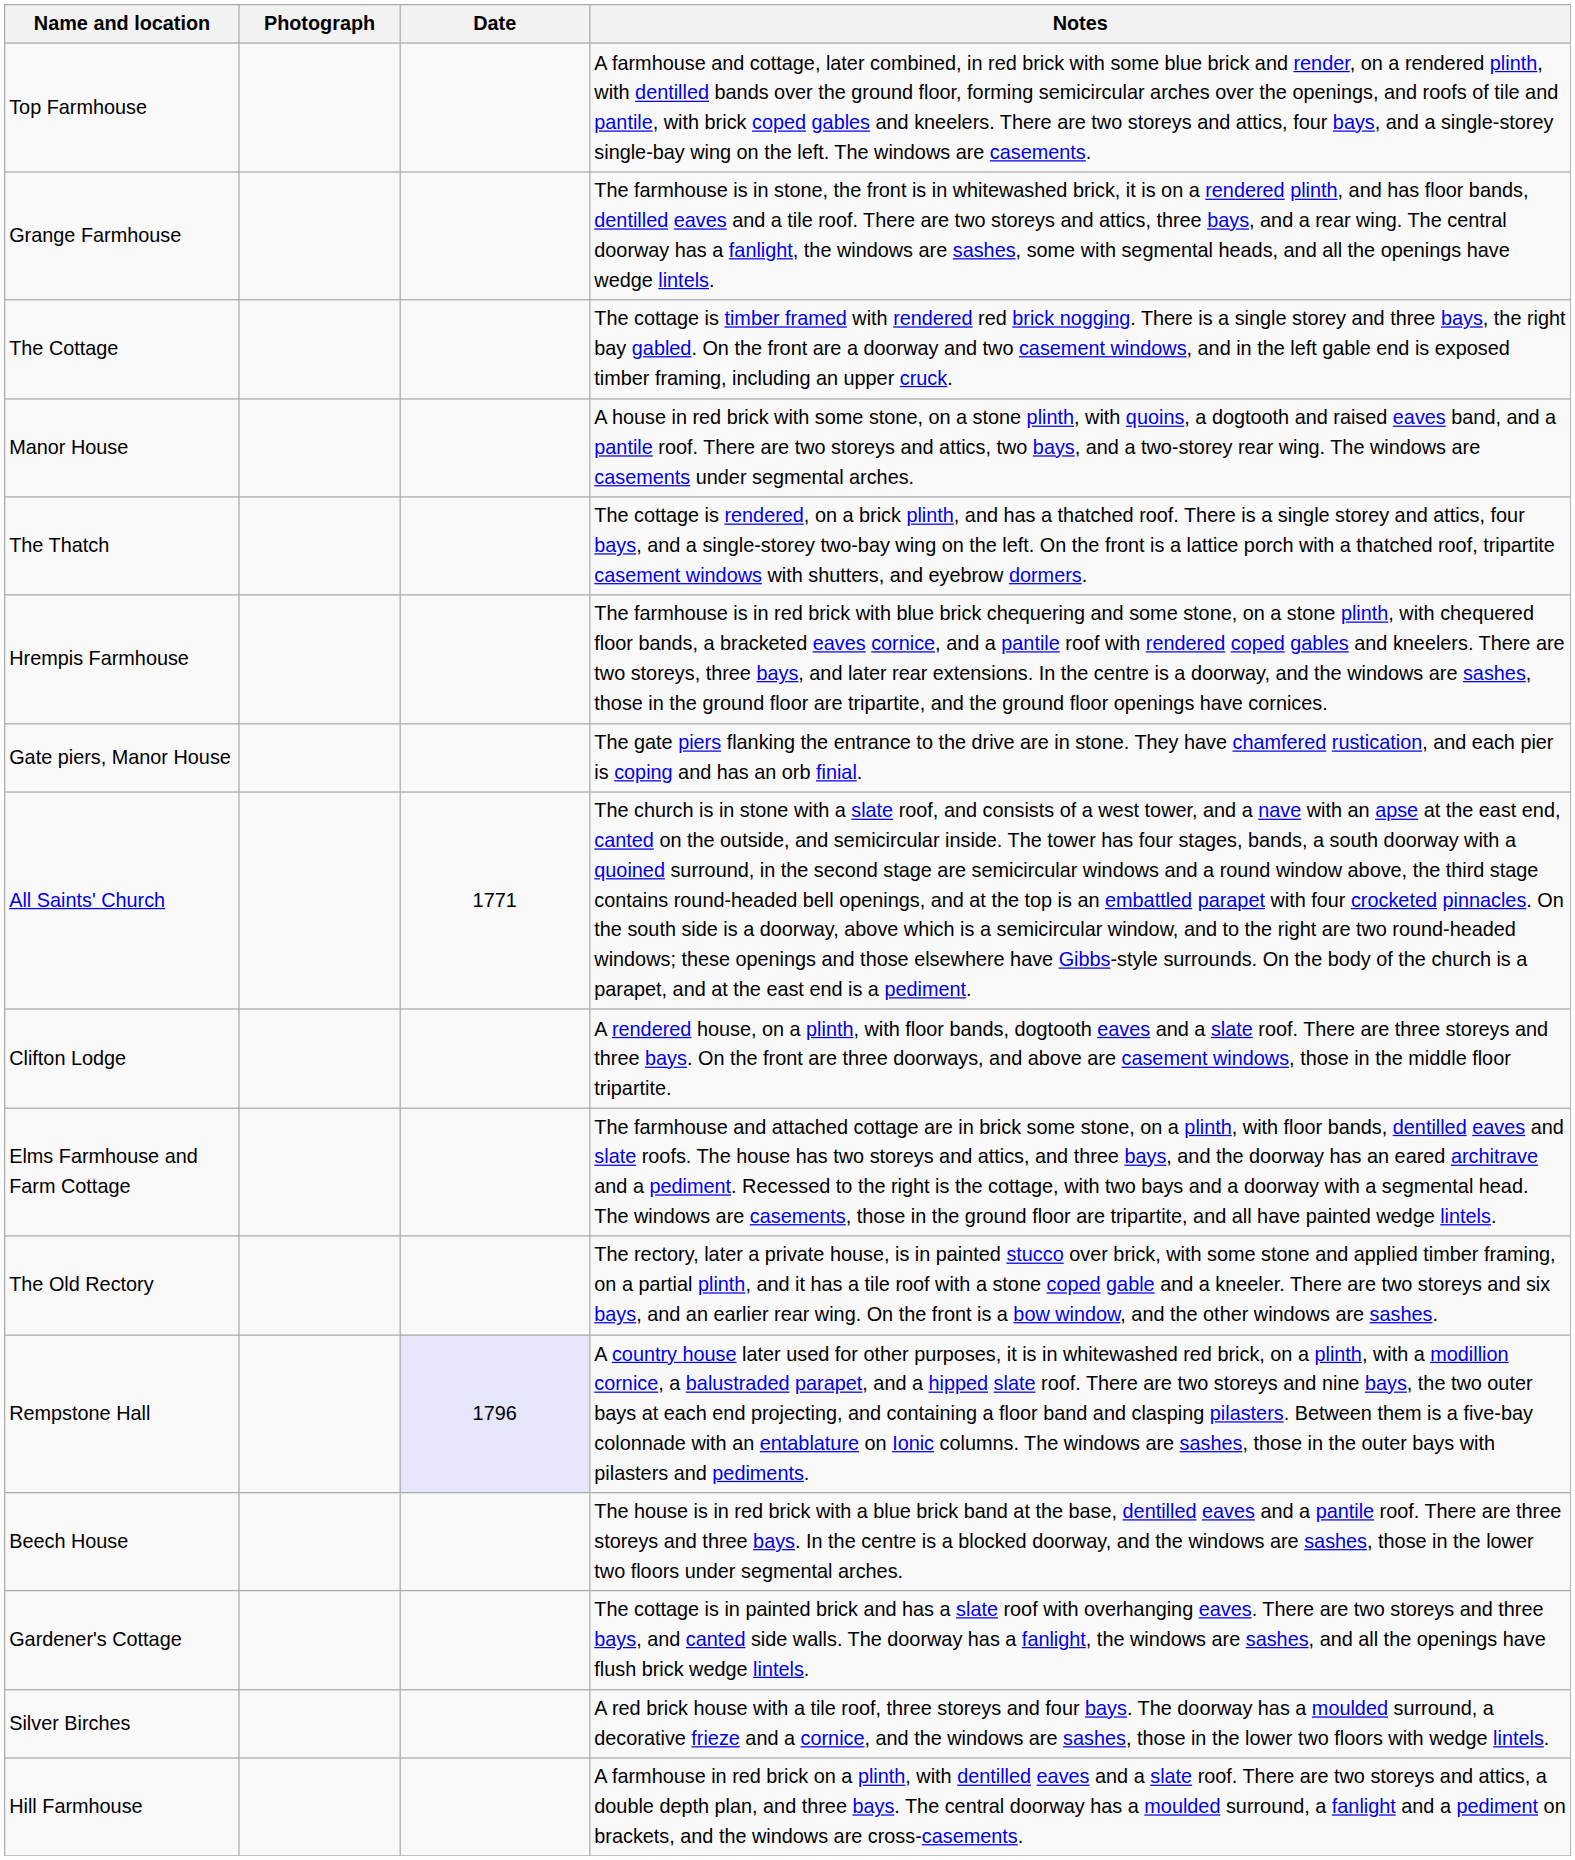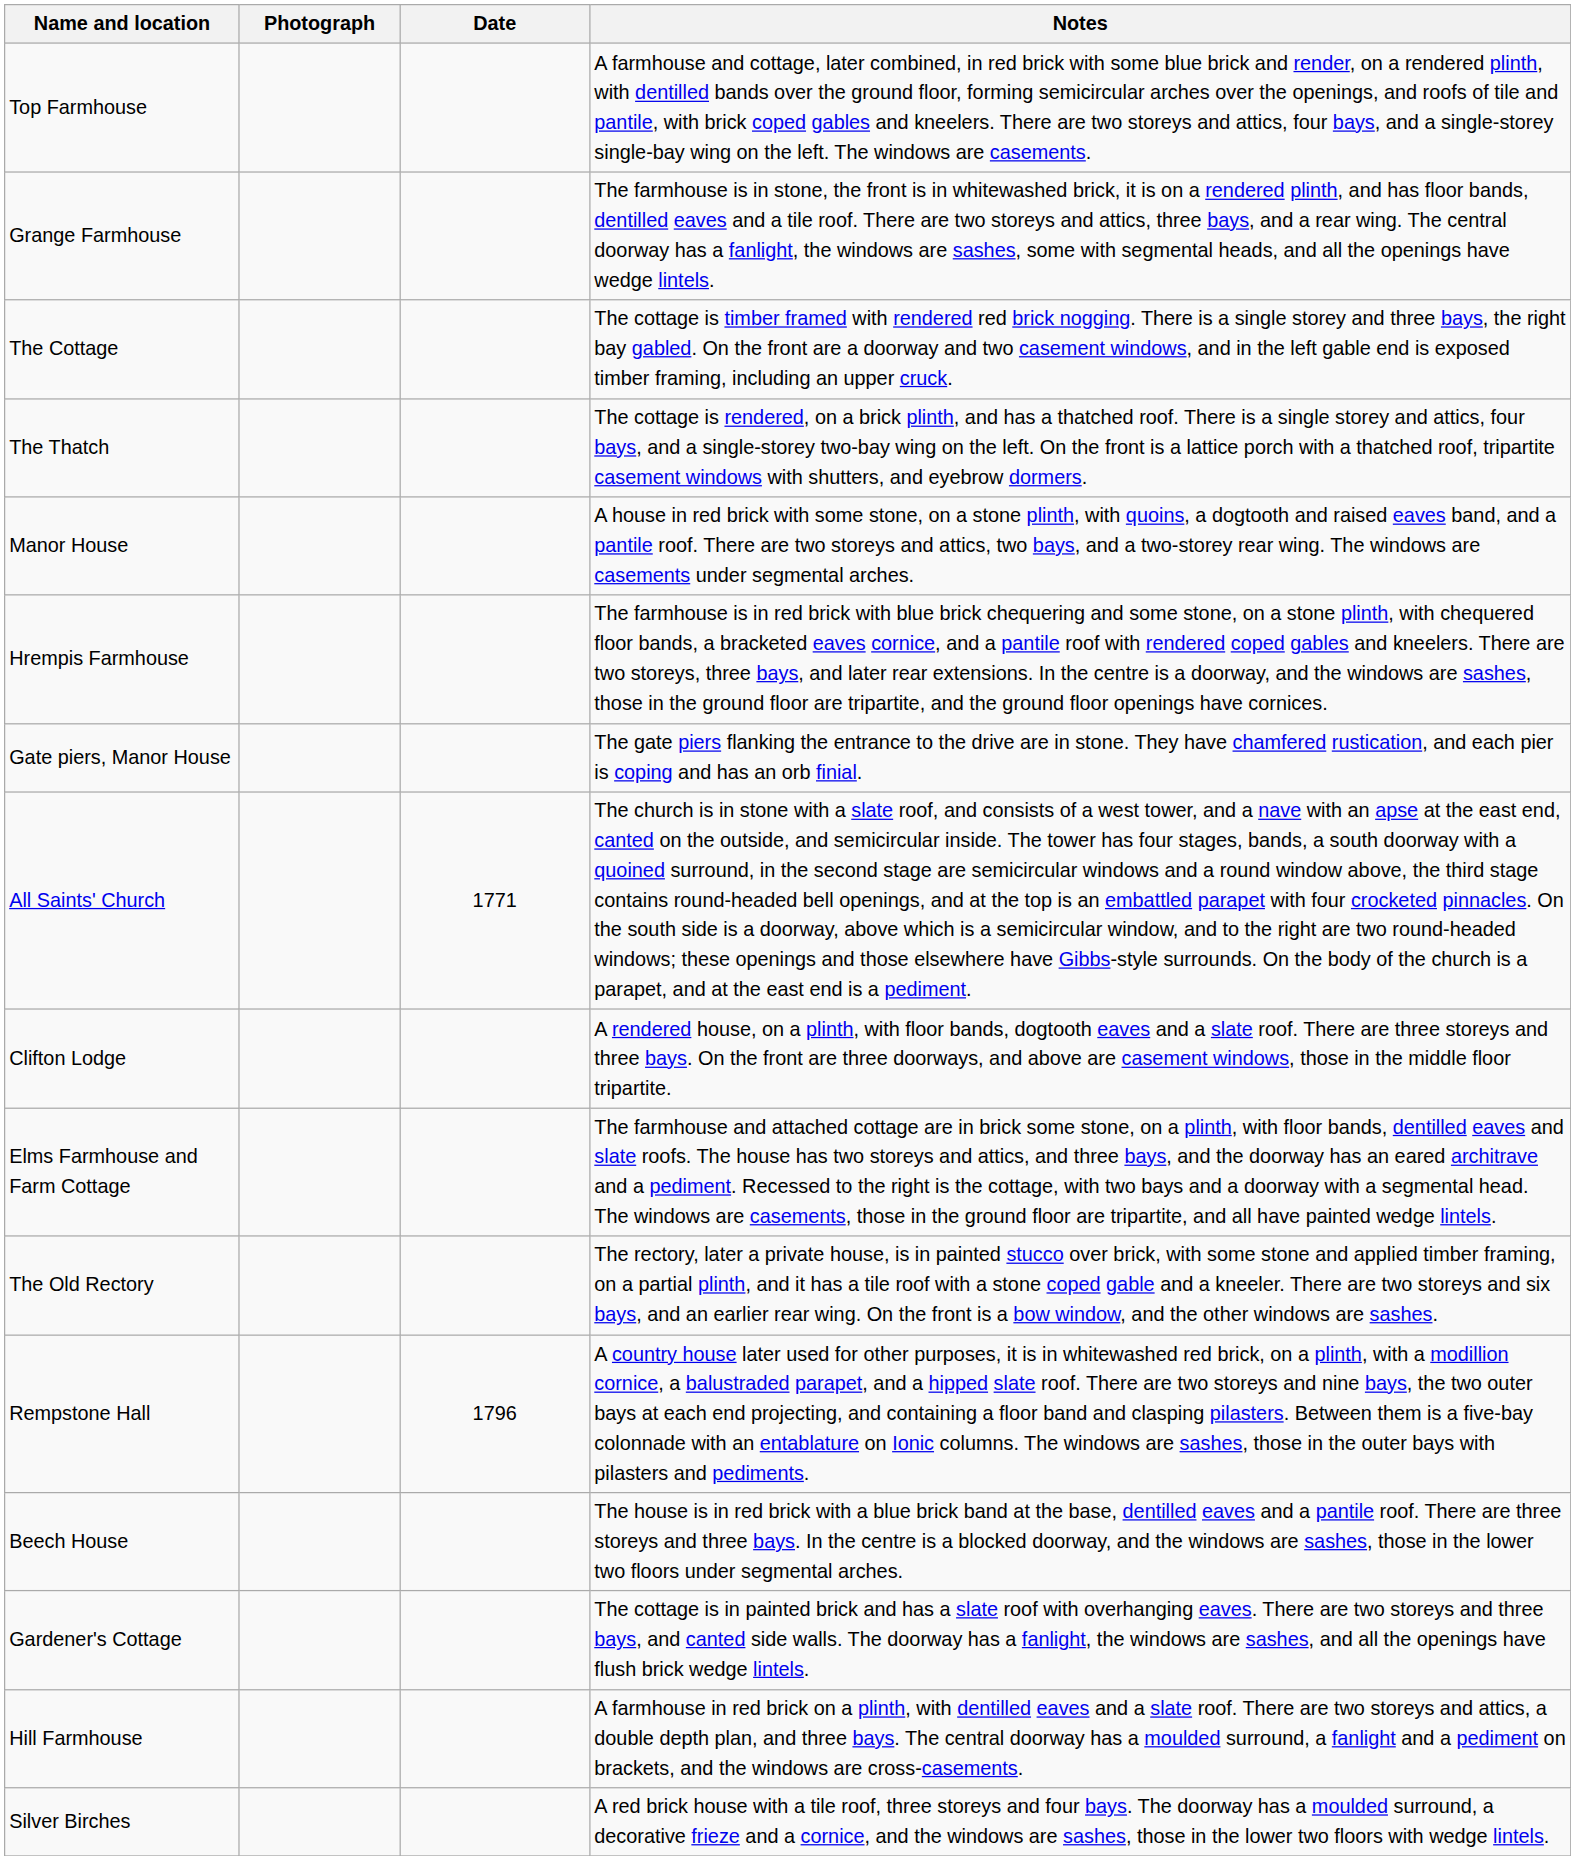rows swapped: (59, 545) <-> (69, 447)
(495, 1413) lavender background -> (495, 1413) no background
rows swapped: (76, 1807) <-> (70, 1723)
